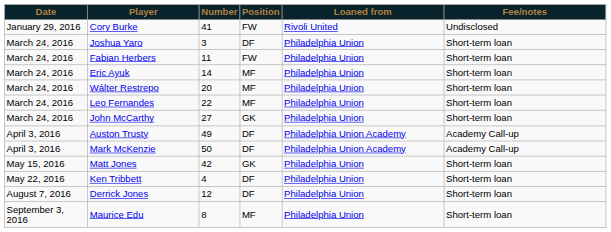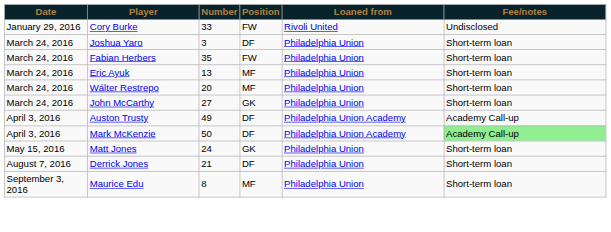(207, 27) 41 -> (207, 27) 33
(206, 58) 11 -> (207, 58) 35
(207, 73) 14 -> (207, 73) 13
- row: (122, 103)
(482, 149) no background -> (482, 133) lightgreen background
(207, 164) 42 -> (207, 149) 24
- row: (116, 179)
(207, 194) 12 -> (207, 164) 21
